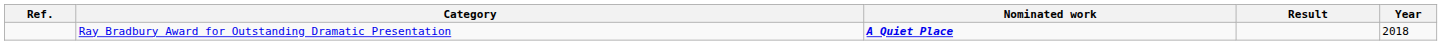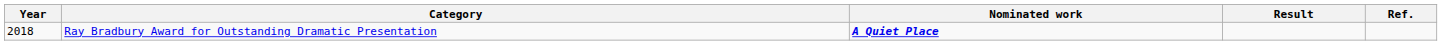columns swapped: (1408, 13) <-> (40, 13)
